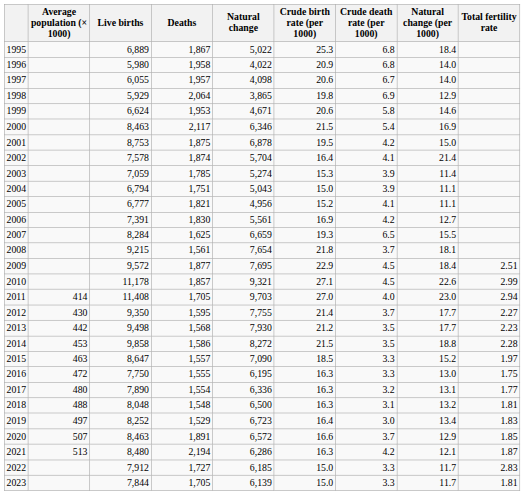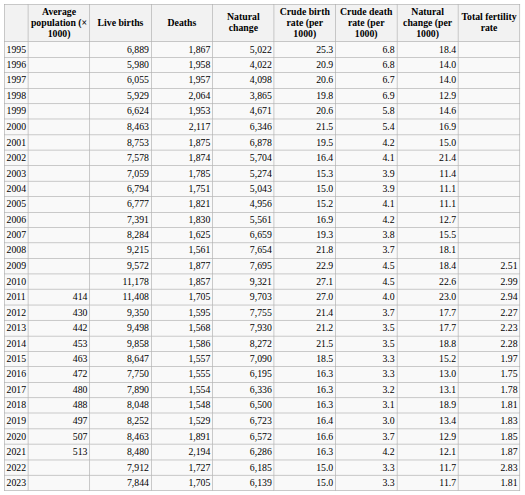(389, 235) 6.5 -> (389, 235) 3.8
(509, 390) 1.77 -> (509, 390) 1.78
(448, 405) 13.2 -> (448, 405) 18.9
